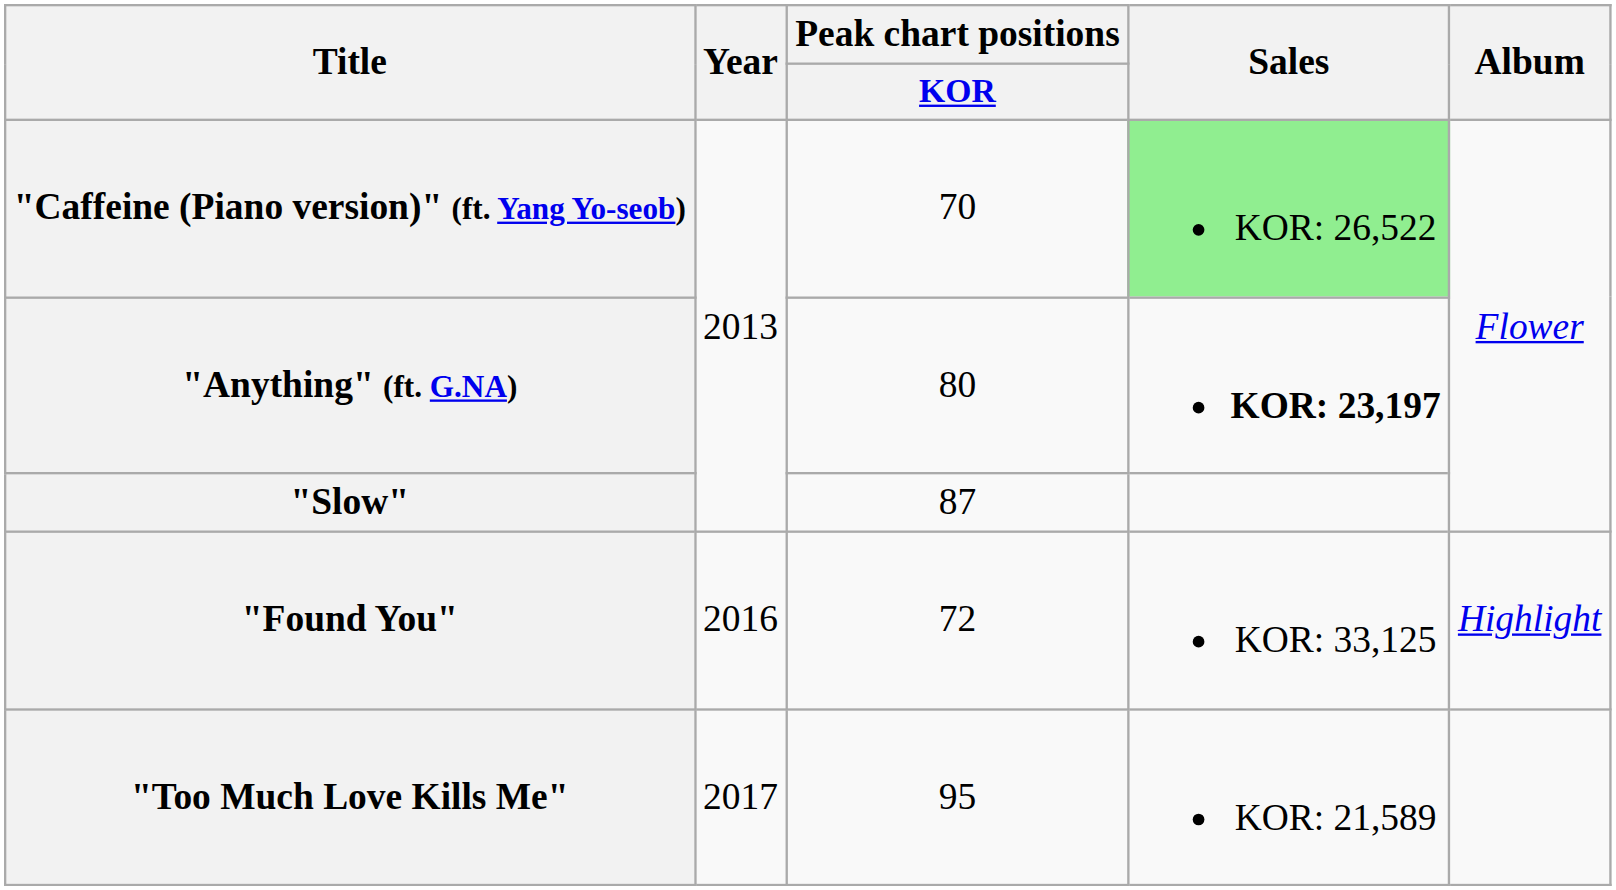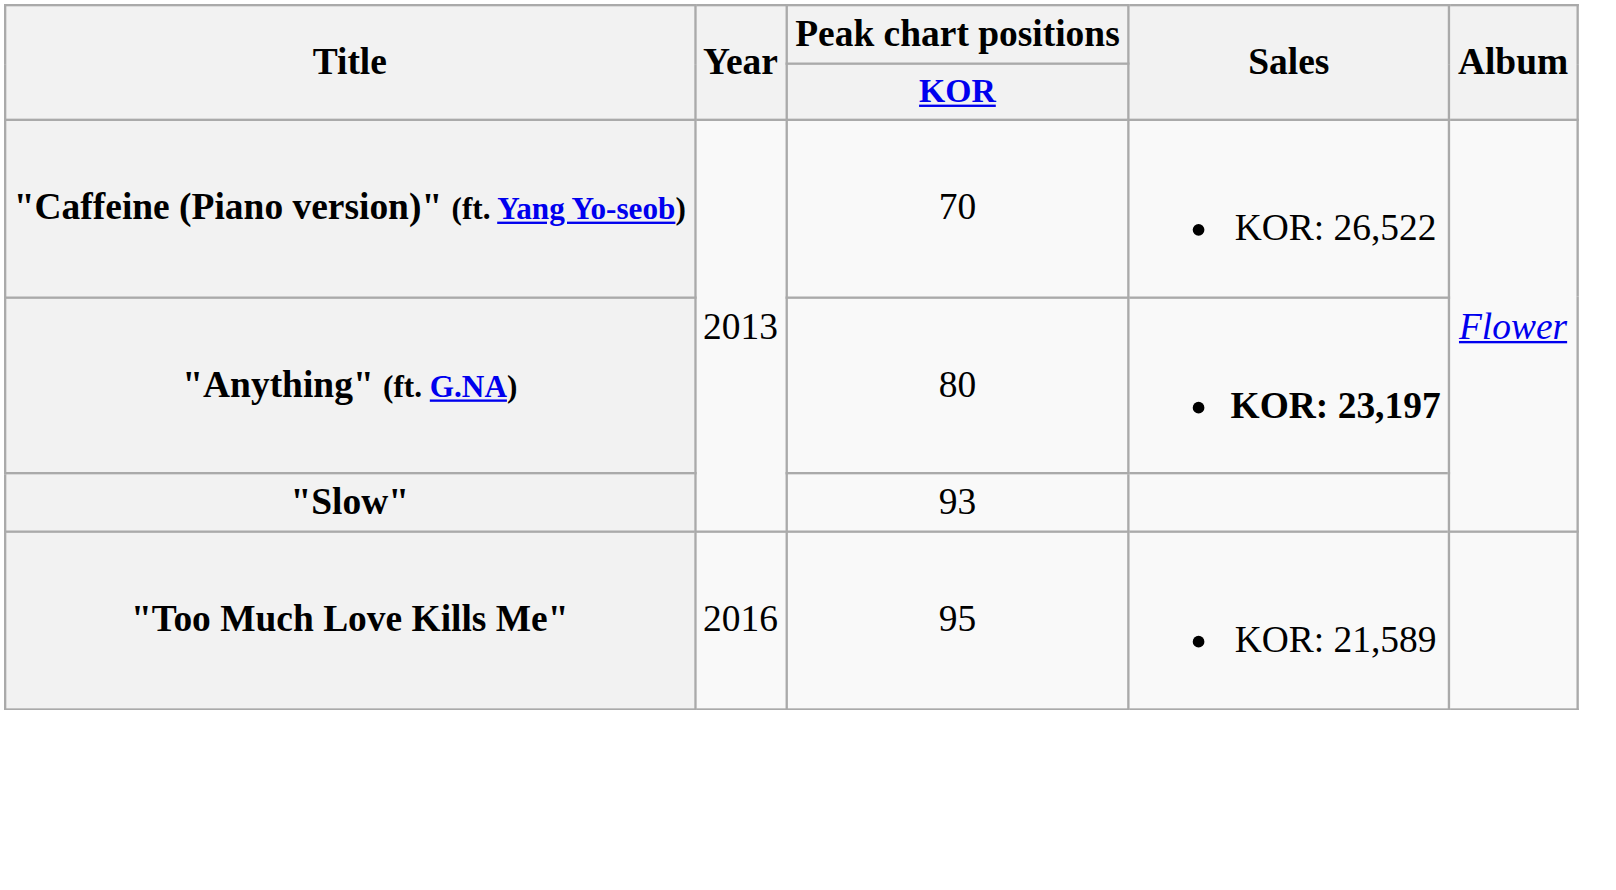(1289, 229) lightgreen background -> (1289, 229) no background
(957, 501) 87 -> (957, 501) 93
- row: (350, 619)
(741, 796) 2017 -> (741, 619) 2016
